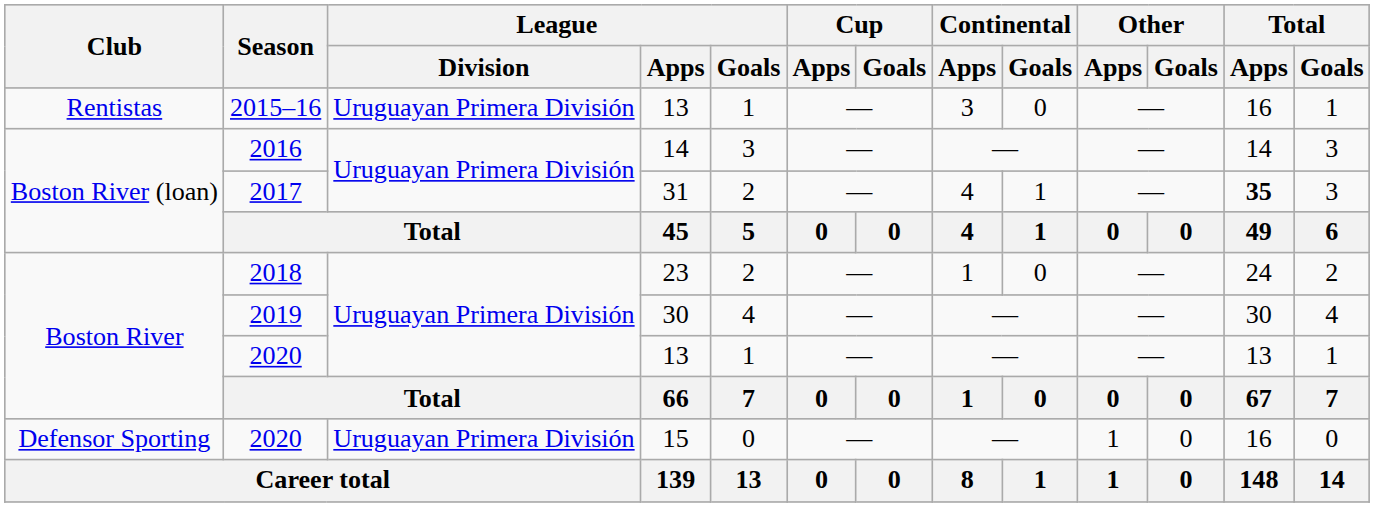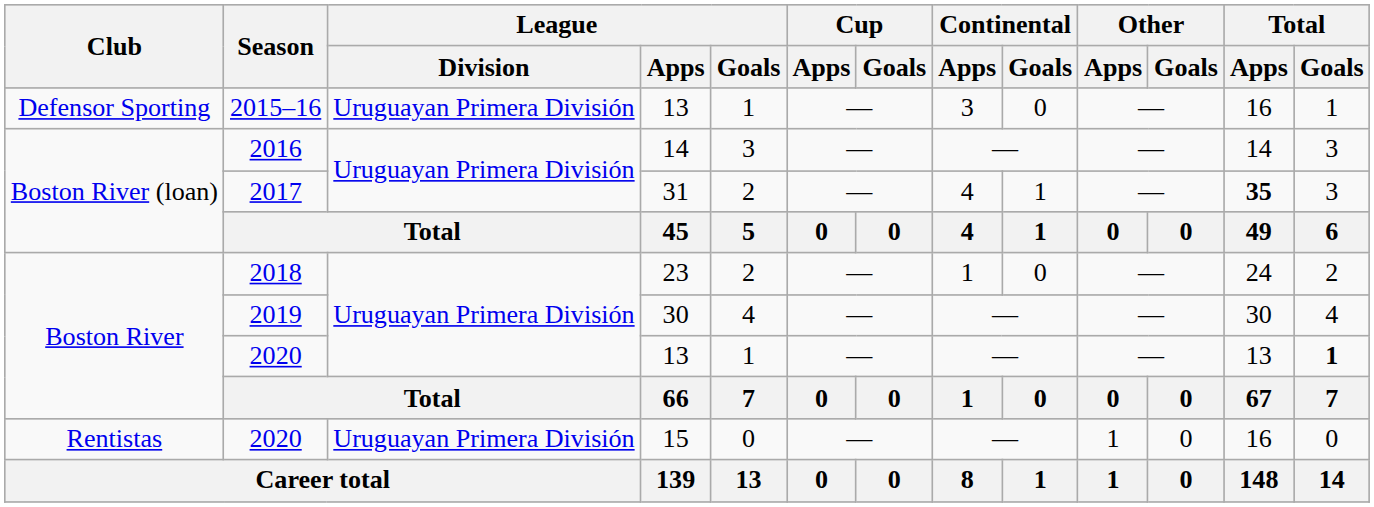(114, 107) Rentistas -> (114, 107) Defensor Sporting
(1332, 356) normal -> (1332, 356) bold
(114, 438) Defensor Sporting -> (114, 438) Rentistas
